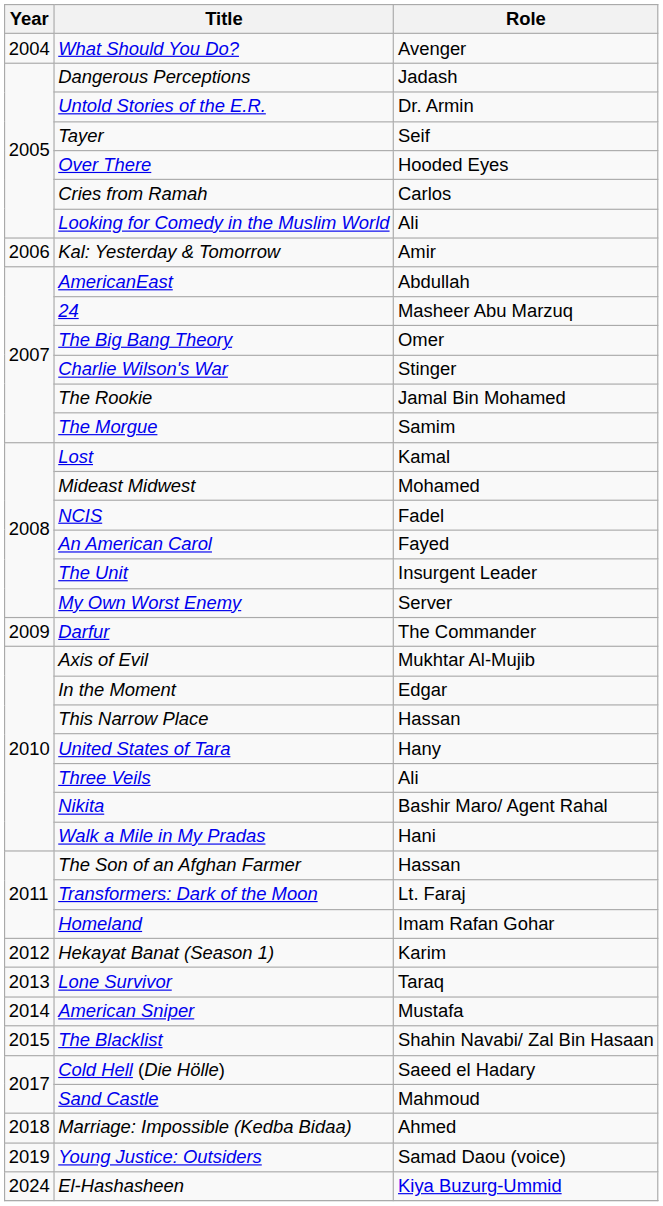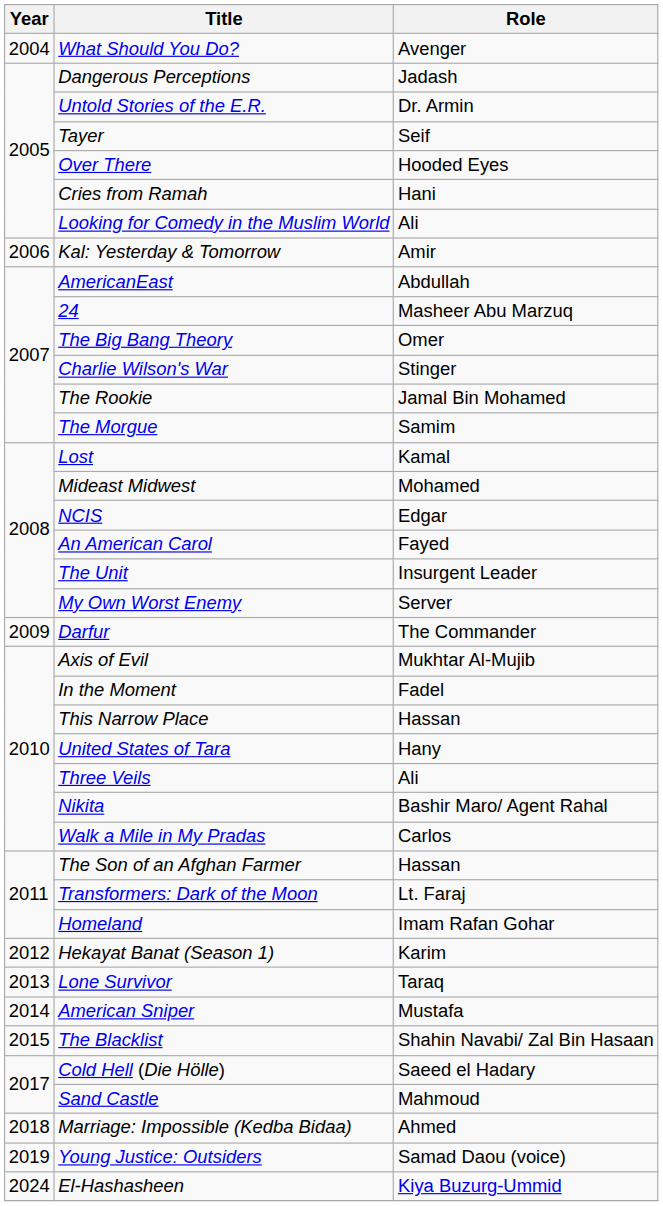(425, 194) Carlos -> (417, 194) Hani
(421, 515) Fadel -> (423, 515) Edgar
(423, 690) Edgar -> (421, 690) Fadel
(417, 836) Hani -> (425, 836) Carlos
